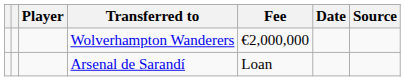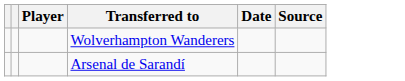- column: (275, 16)
